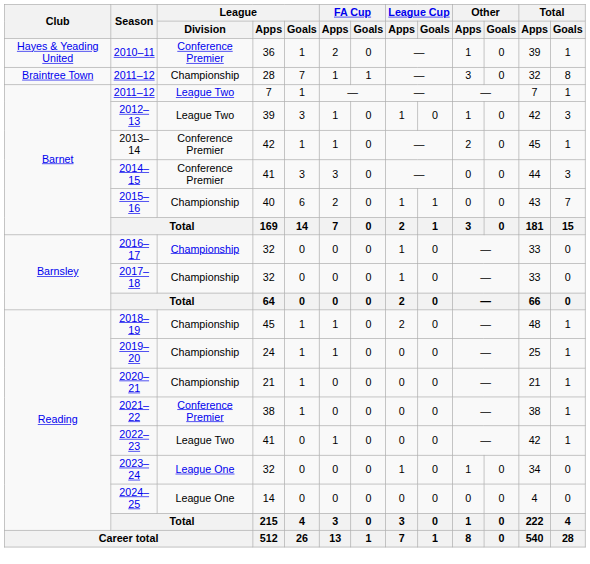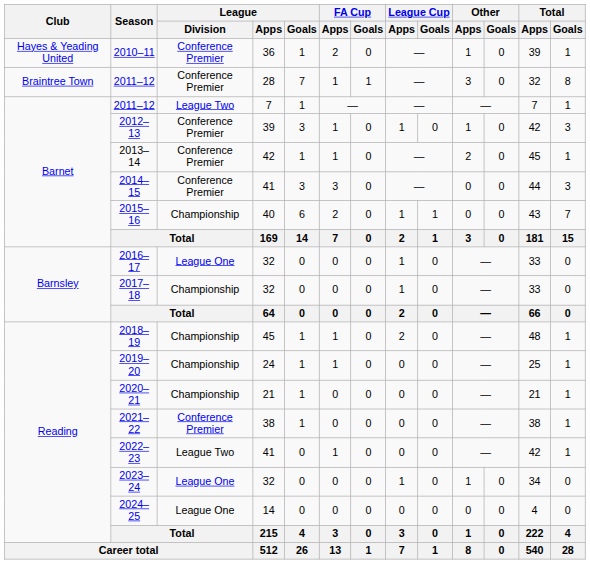(205, 76) Championship -> (205, 82) Conference Premier
(205, 116) League Two -> (205, 128) Conference Premier
(205, 249) Championship -> (205, 261) League One
